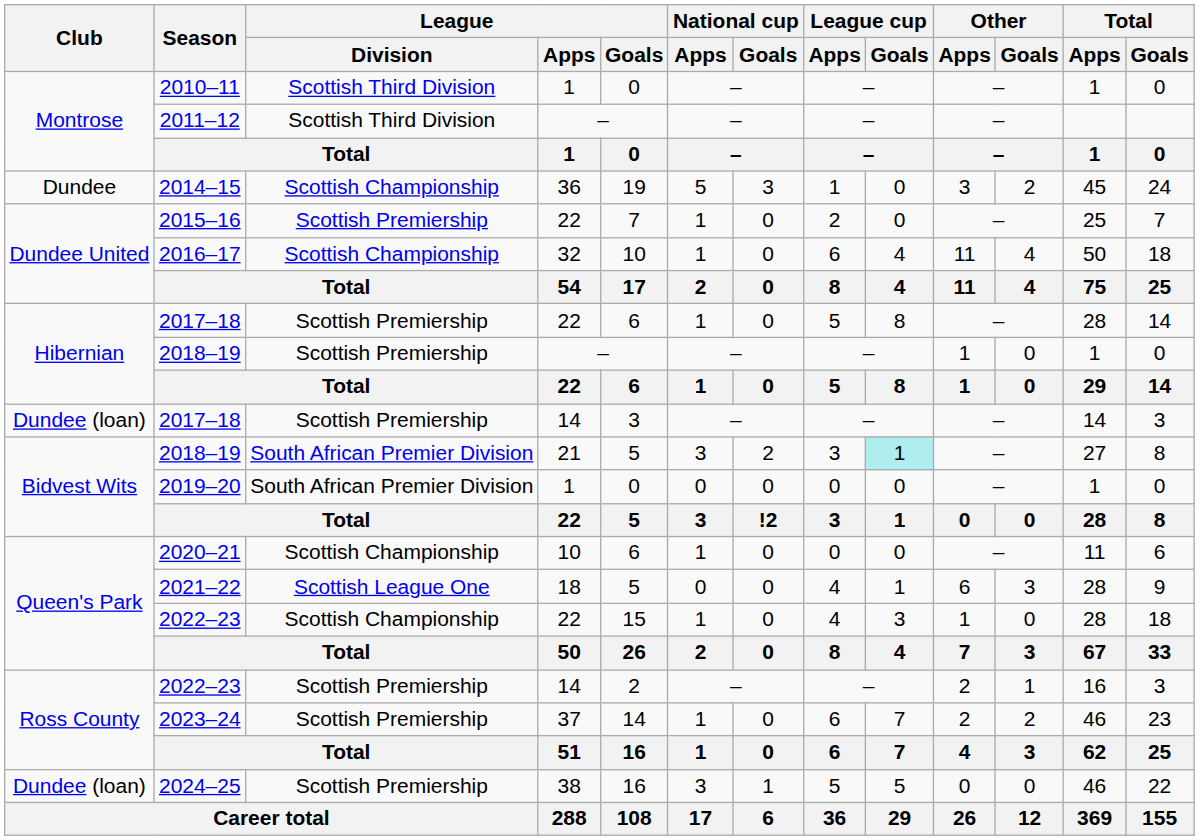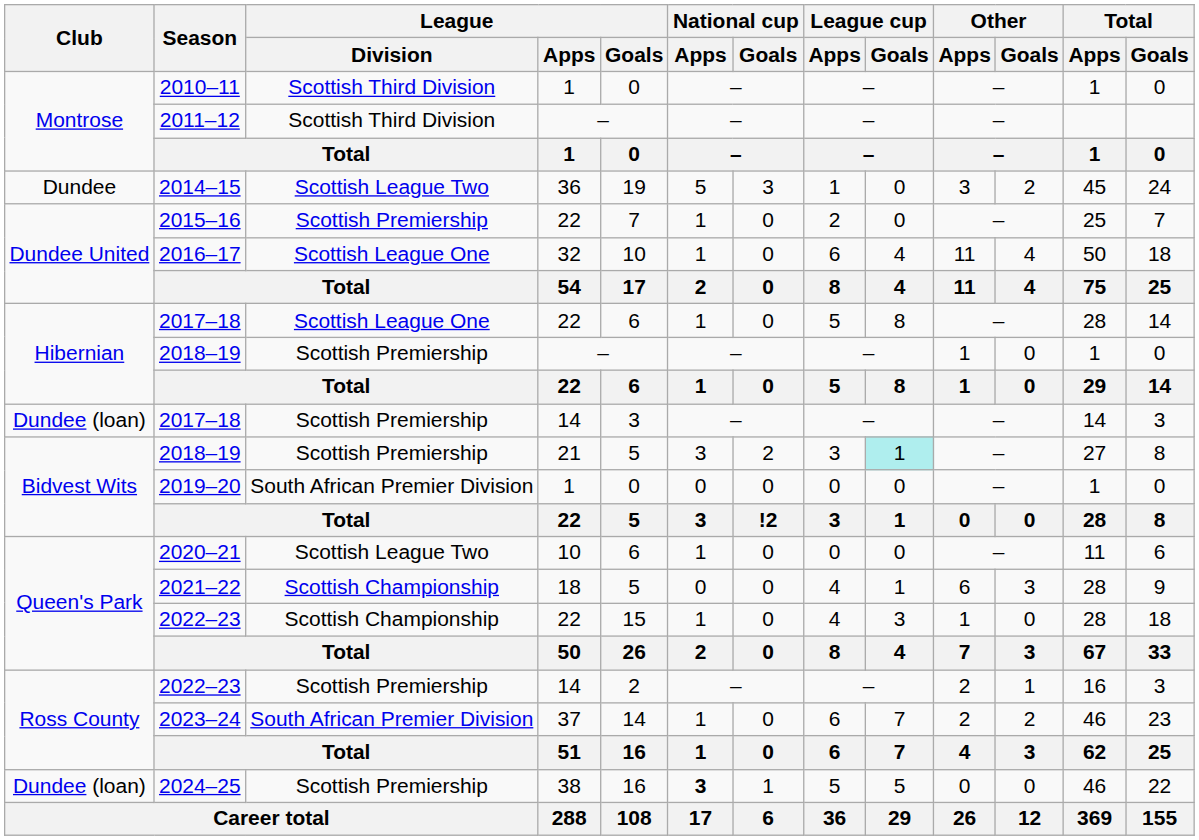(392, 187) Scottish Championship -> (392, 187) Scottish League Two
(392, 253) Scottish Championship -> (392, 253) Scottish League One
(392, 320) Scottish Premiership -> (392, 320) Scottish League One
(392, 453) South African Premier Division -> (392, 453) Scottish Premiership
(392, 552) Scottish Championship -> (392, 552) Scottish League Two
(392, 586) Scottish League One -> (392, 586) Scottish Championship
(392, 719) Scottish Premiership -> (392, 719) South African Premier Division
(700, 785) normal -> (700, 785) bold
